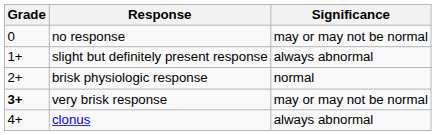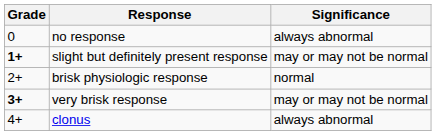(351, 36) may or may not be normal -> (323, 36) always abnormal
(15, 57) normal -> (15, 57) bold
(323, 57) always abnormal -> (351, 57) may or may not be normal
